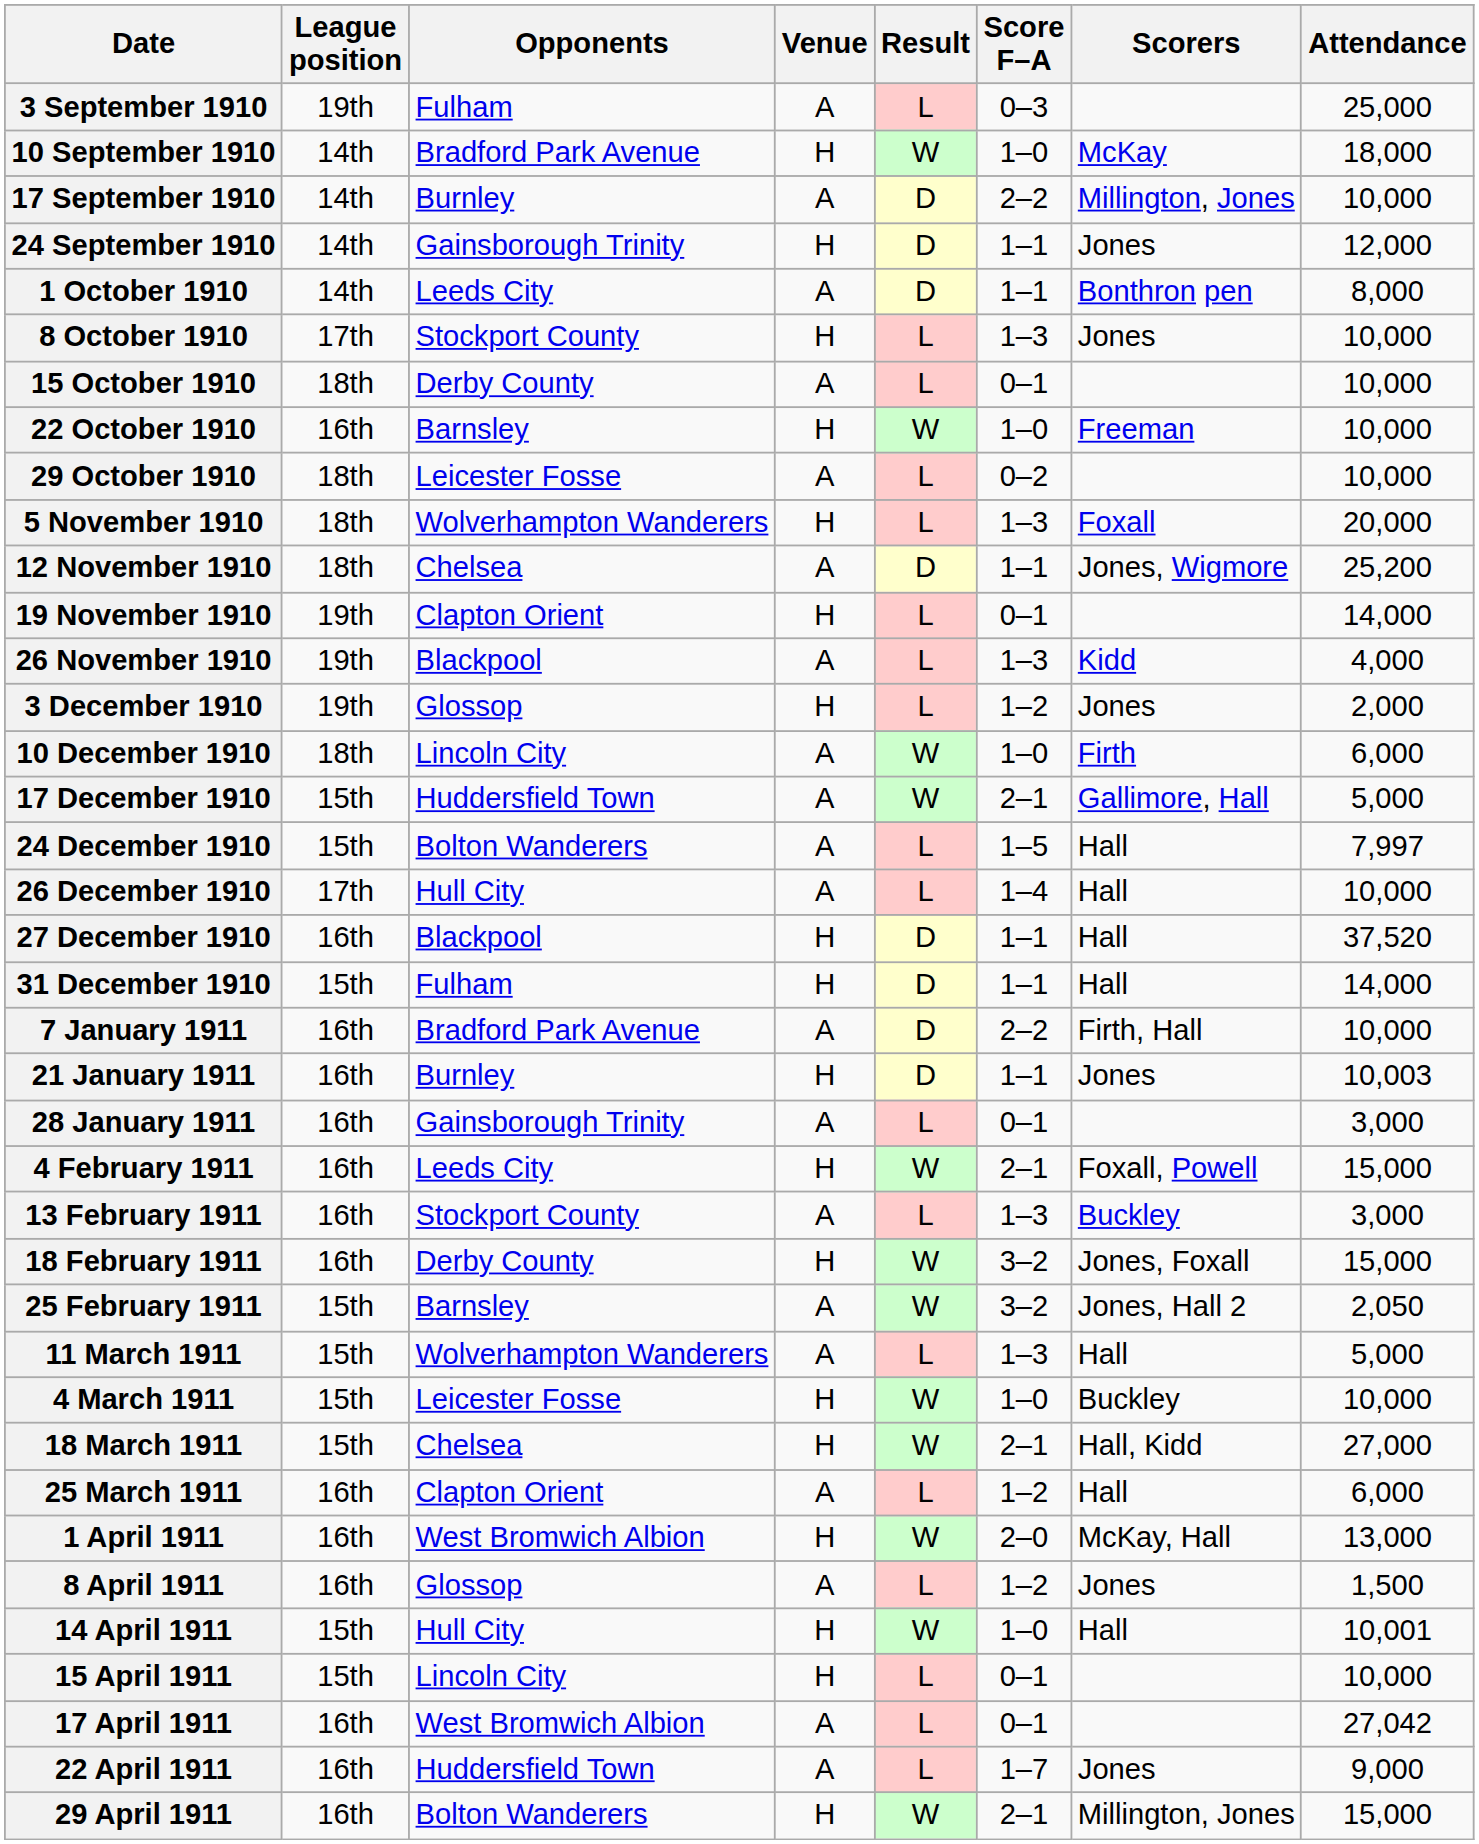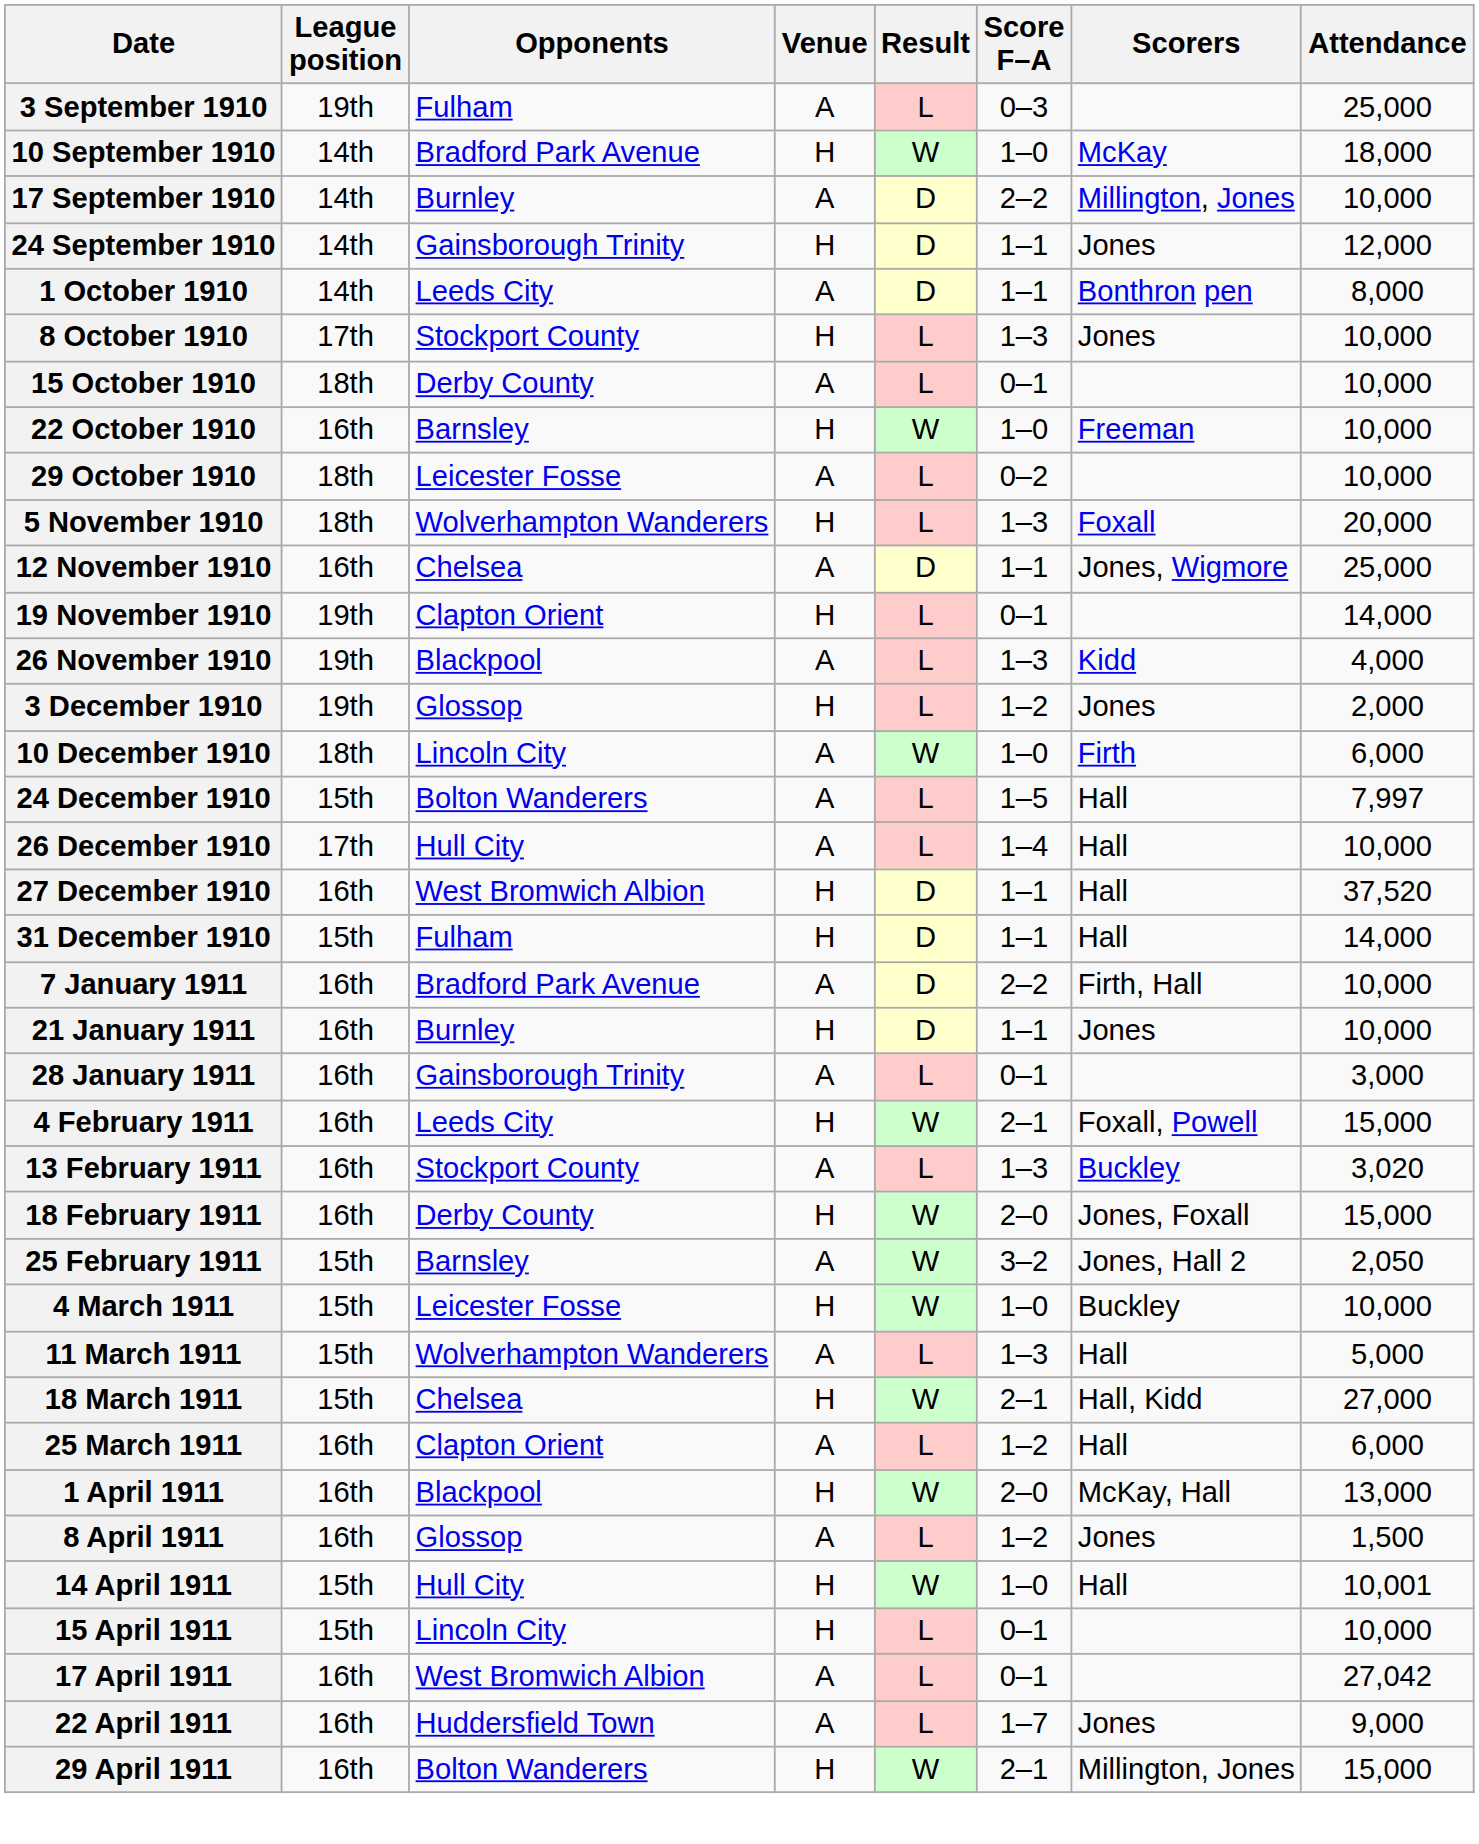(346, 568) 18th -> (346, 568) 16th
(1387, 568) 25,200 -> (1387, 568) 25,000
- row: (144, 799)
(479, 937) Blackpool -> (560, 891) West Bromwich Albion
(1387, 1076) 10,003 -> (1387, 1030) 10,000
(1387, 1214) 3,000 -> (1387, 1168) 3,020
(1024, 1261) 3–2 -> (1024, 1214) 2–0
rows swapped: (144, 1399) <-> (144, 1353)
(560, 1538) West Bromwich Albion -> (479, 1492) Blackpool
